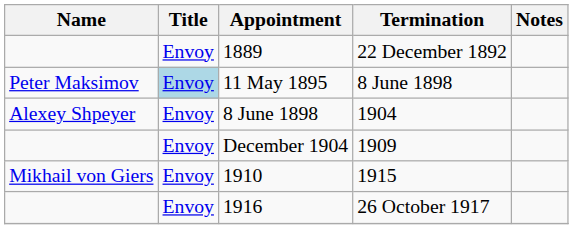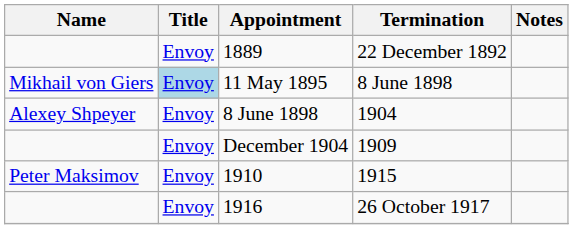(74, 82) Peter Maksimov -> (81, 82) Mikhail von Giers
(81, 176) Mikhail von Giers -> (74, 176) Peter Maksimov
